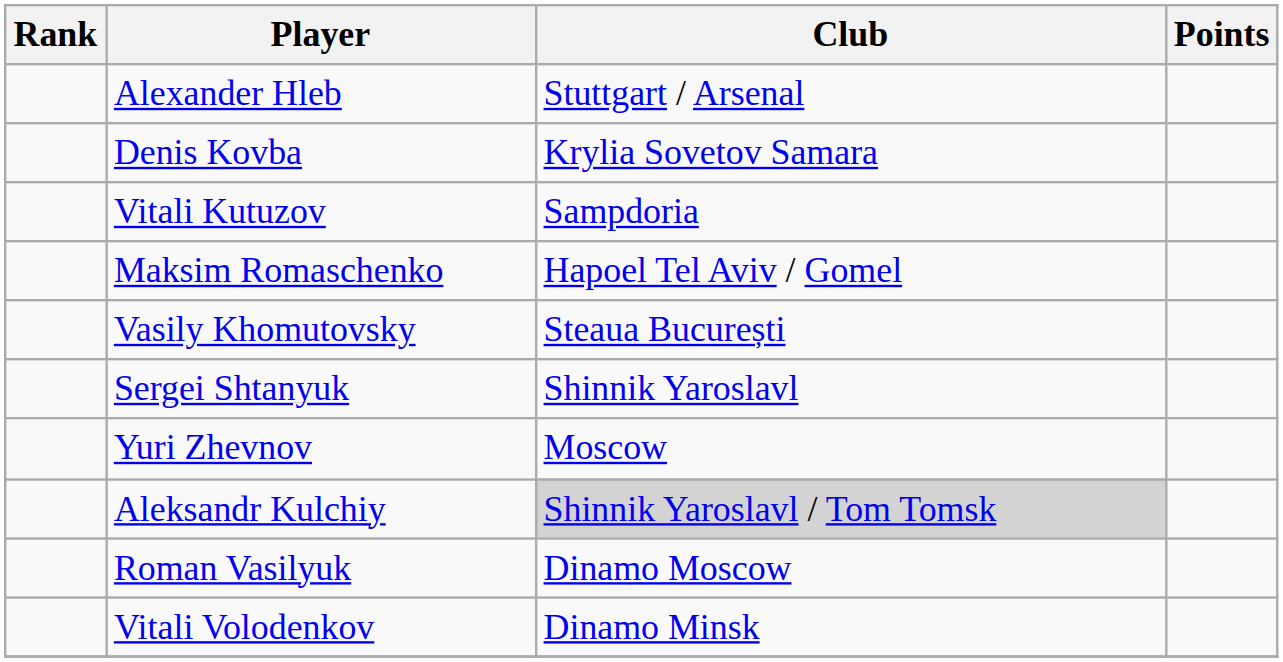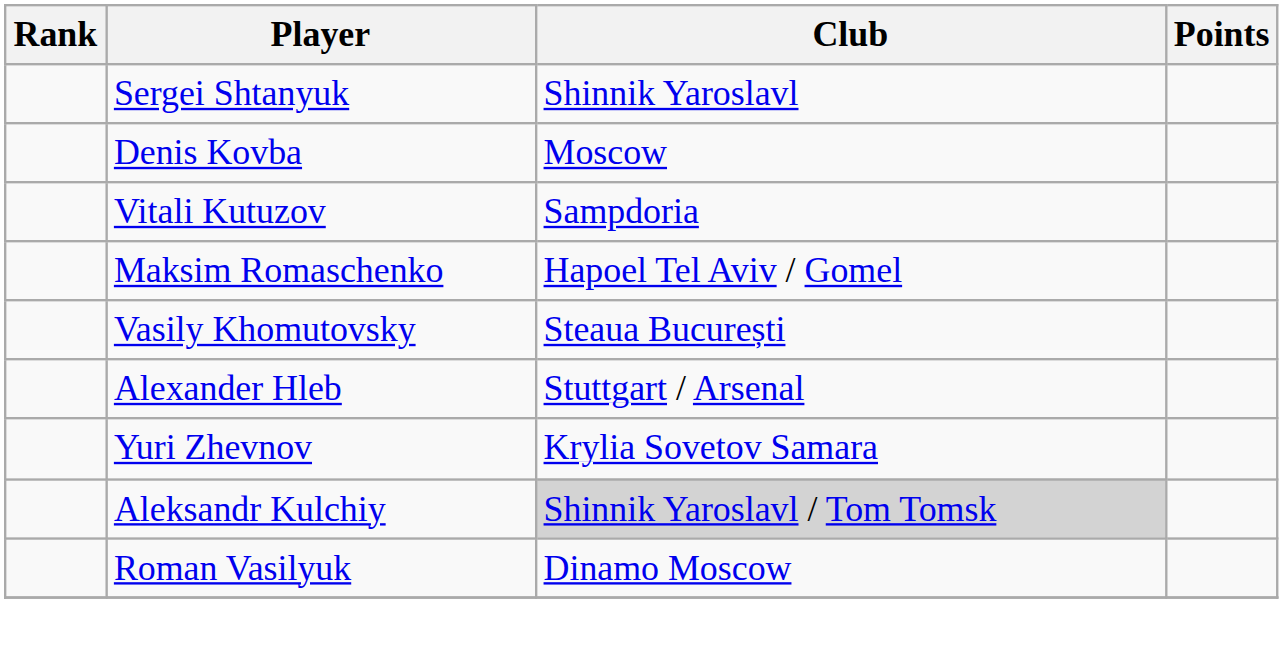rows swapped: (228, 93) <-> (232, 389)
(711, 152) Krylia Sovetov Samara -> (605, 152) Moscow
(605, 448) Moscow -> (711, 448) Krylia Sovetov Samara
- row: (244, 625)
